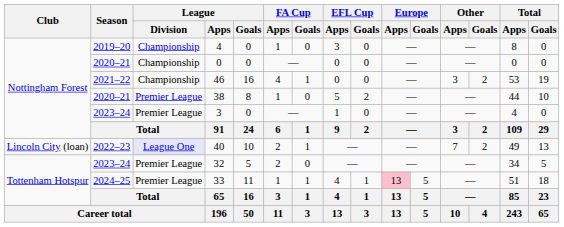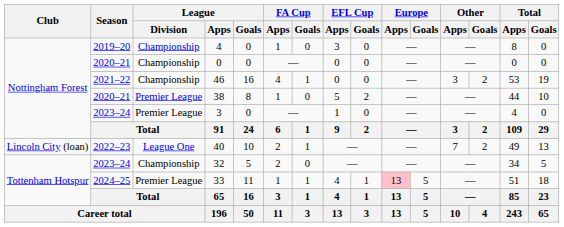(169, 146) lavender background -> (169, 146) no background
(169, 163) Premier League -> (169, 163) Championship
